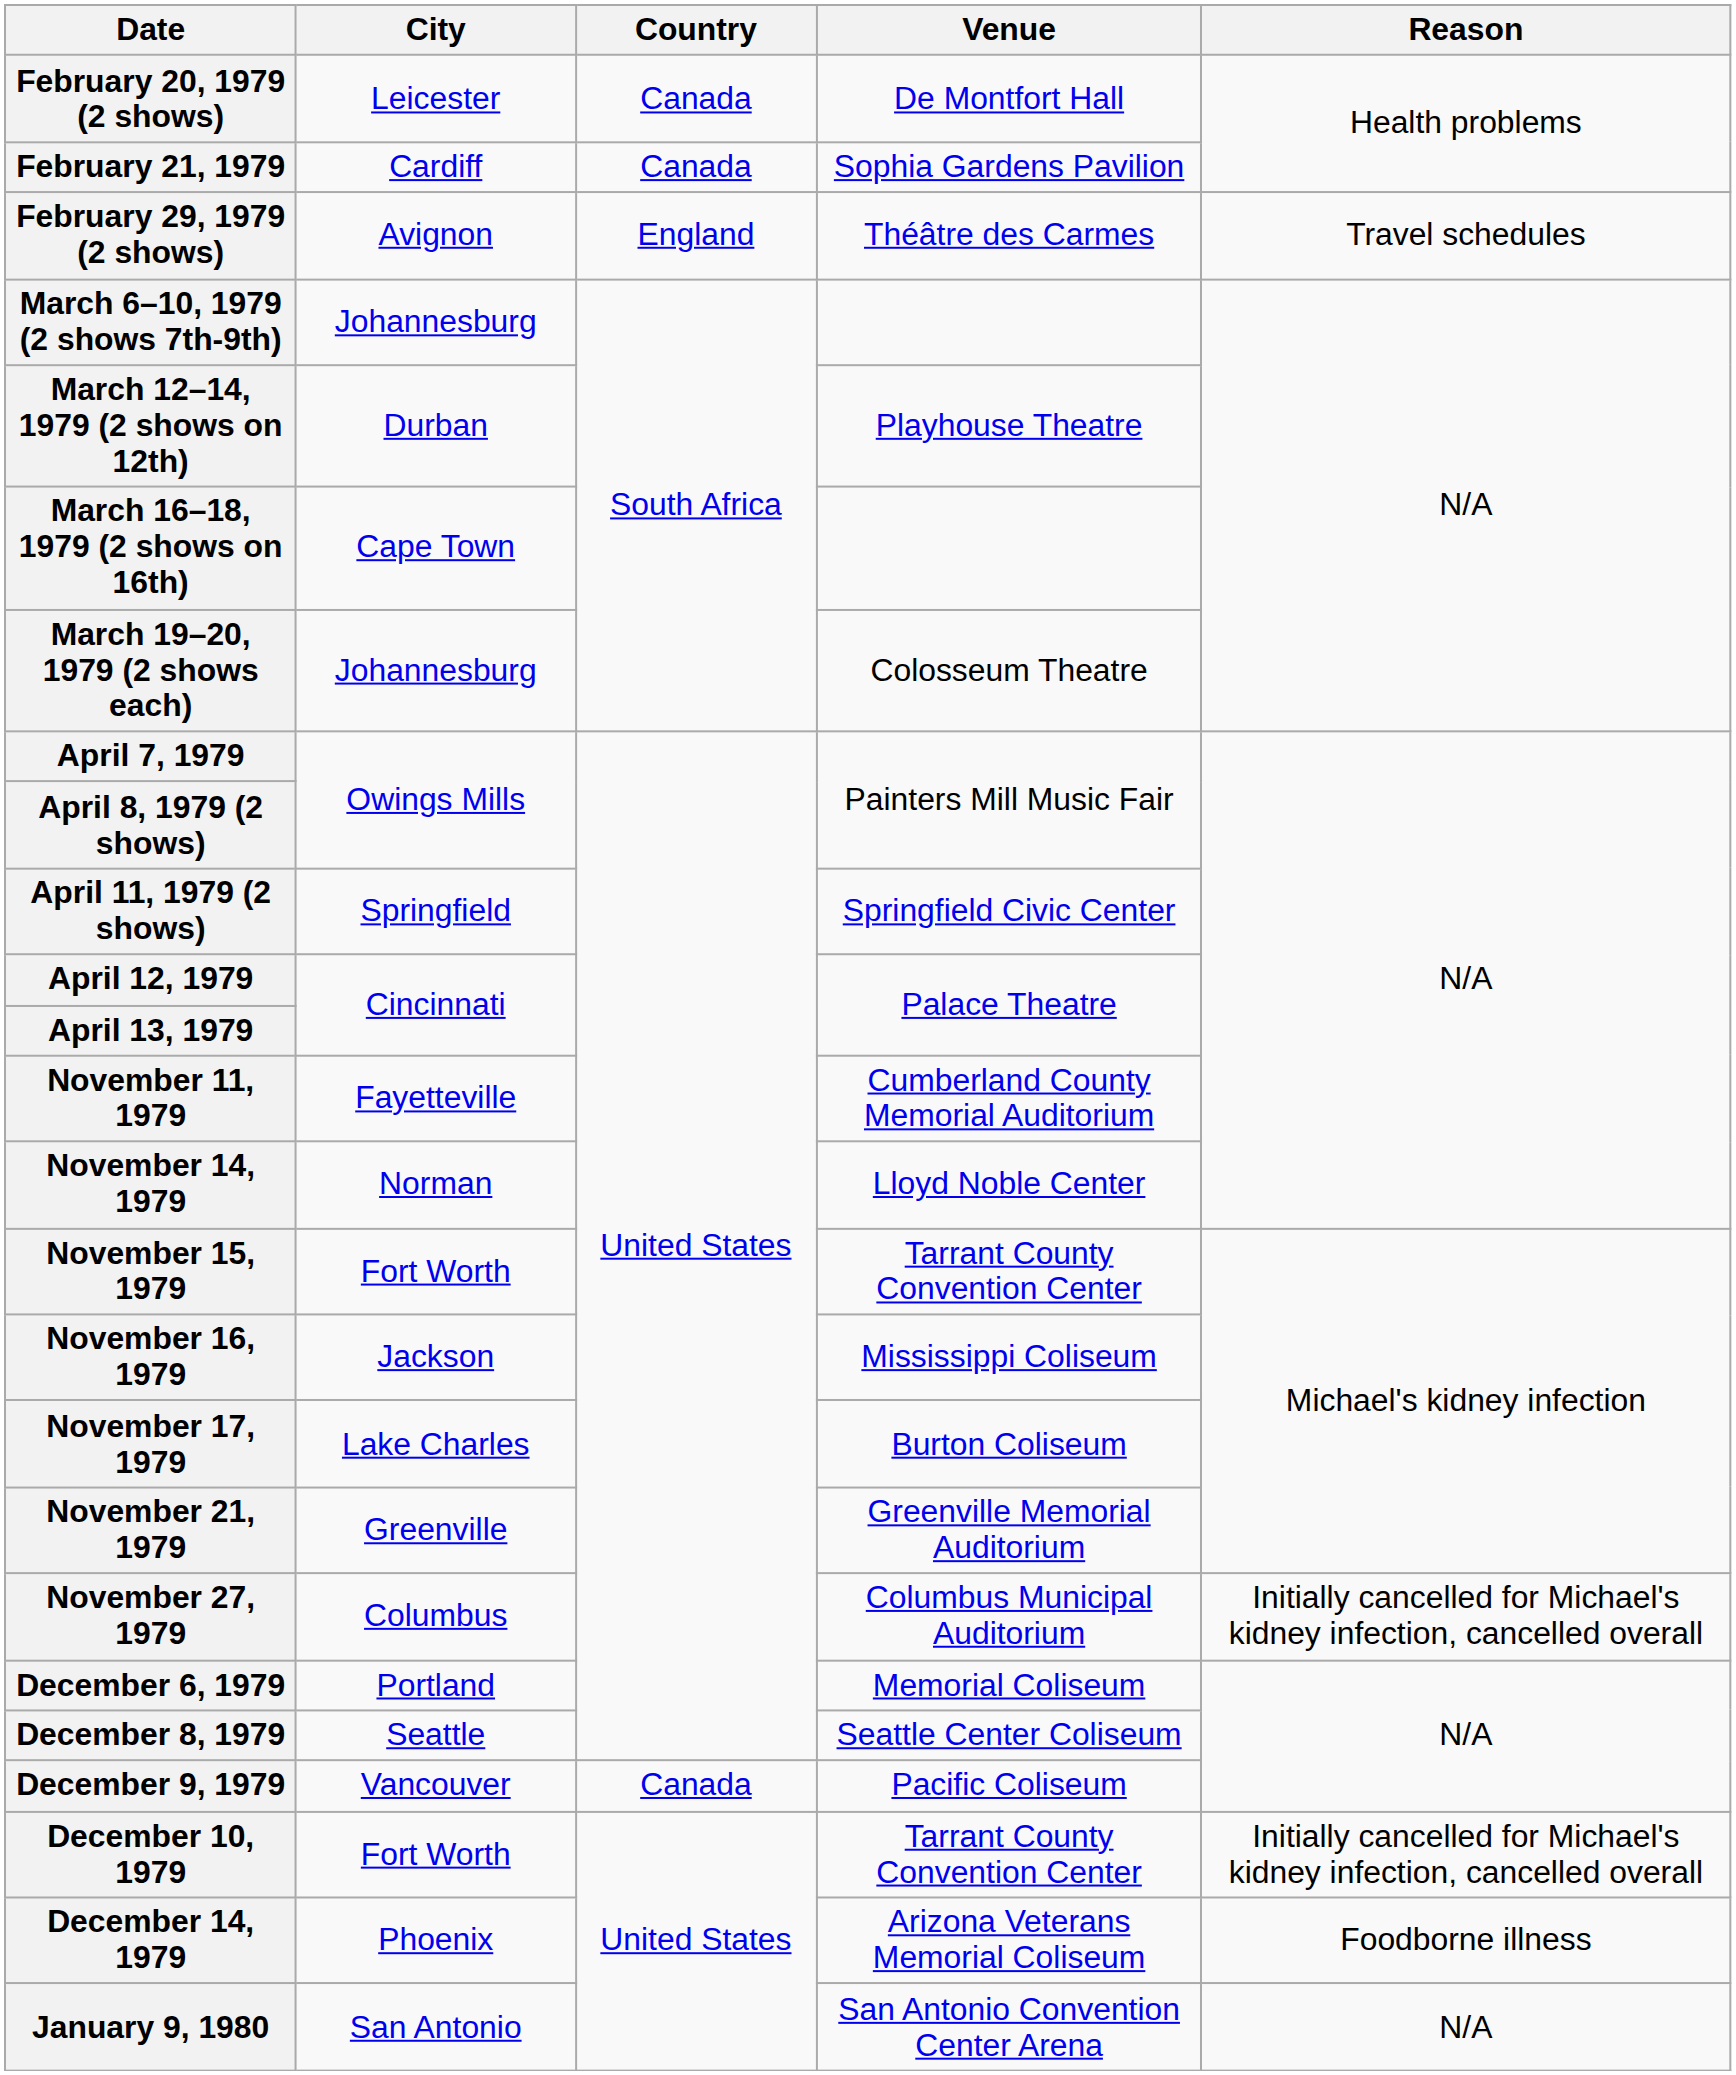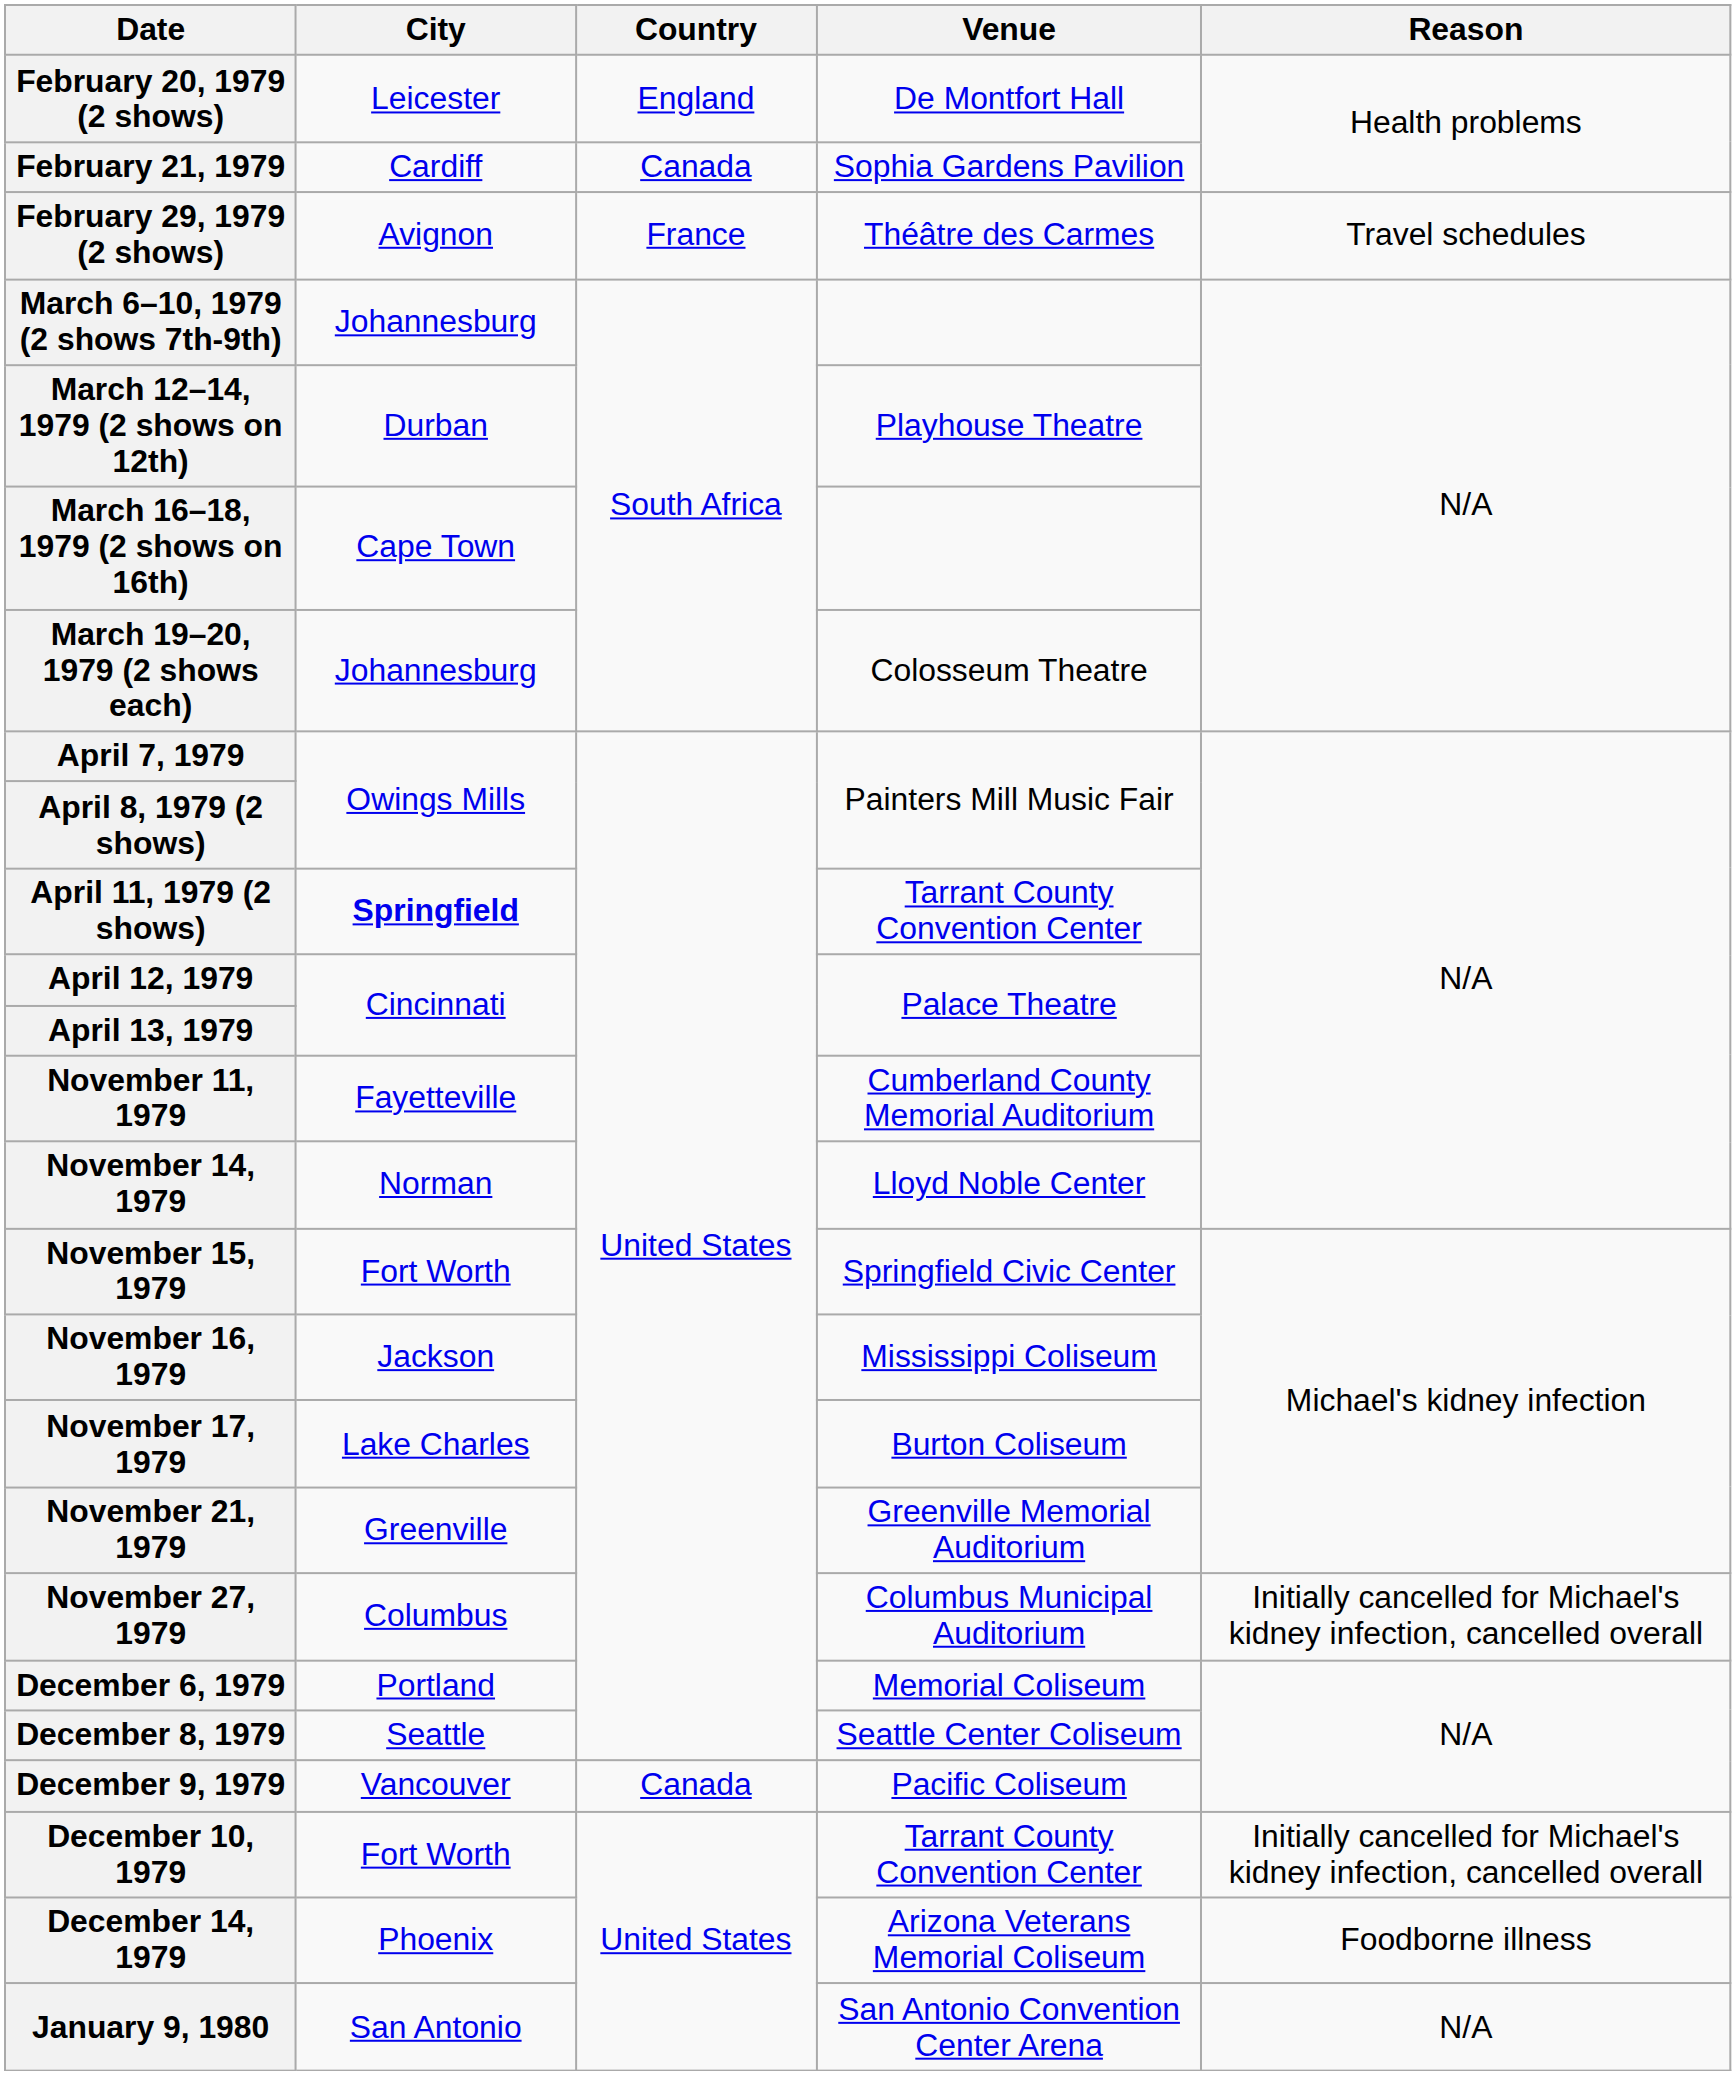(696, 98) Canada -> (696, 98) England
(696, 234) England -> (696, 234) France
(436, 910) normal -> (436, 910) bold
(1009, 910) Springfield Civic Center -> (1009, 910) Tarrant County Convention Center
(1009, 1270) Tarrant County Convention Center -> (1009, 1270) Springfield Civic Center
